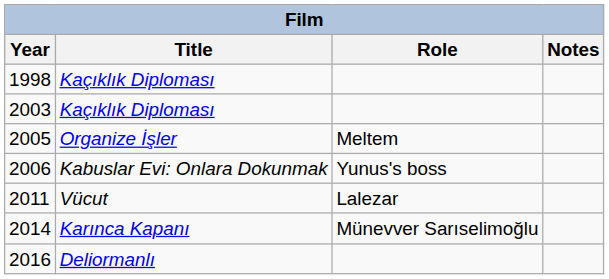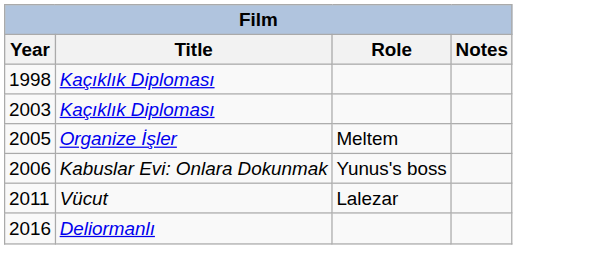- row: (30, 229)
